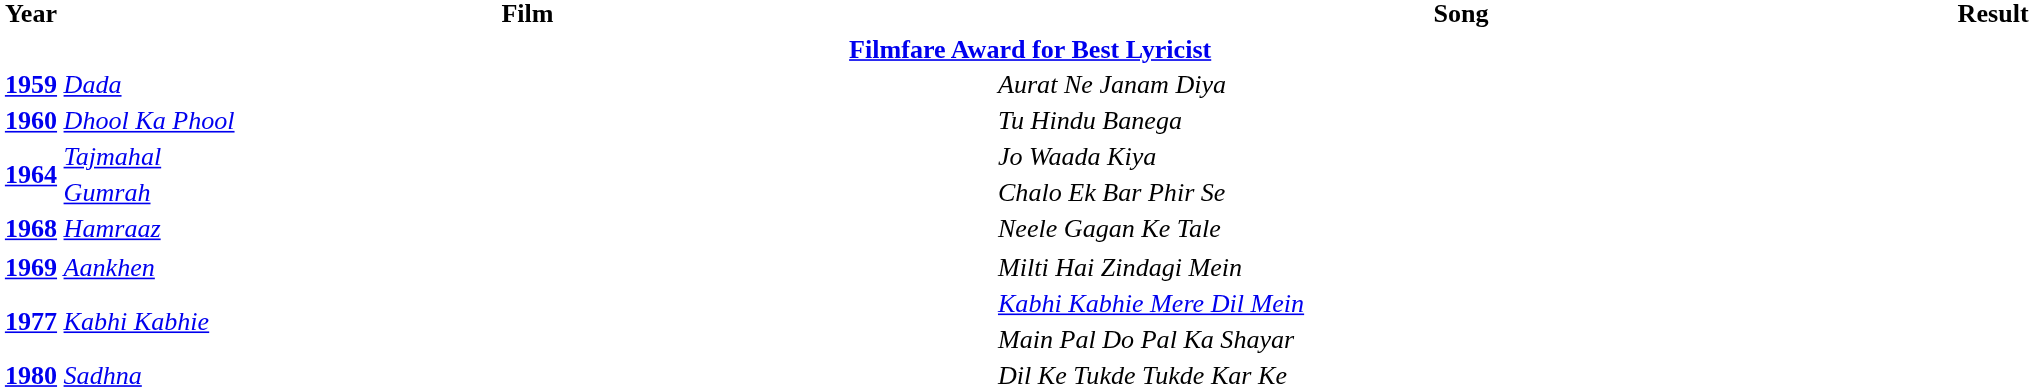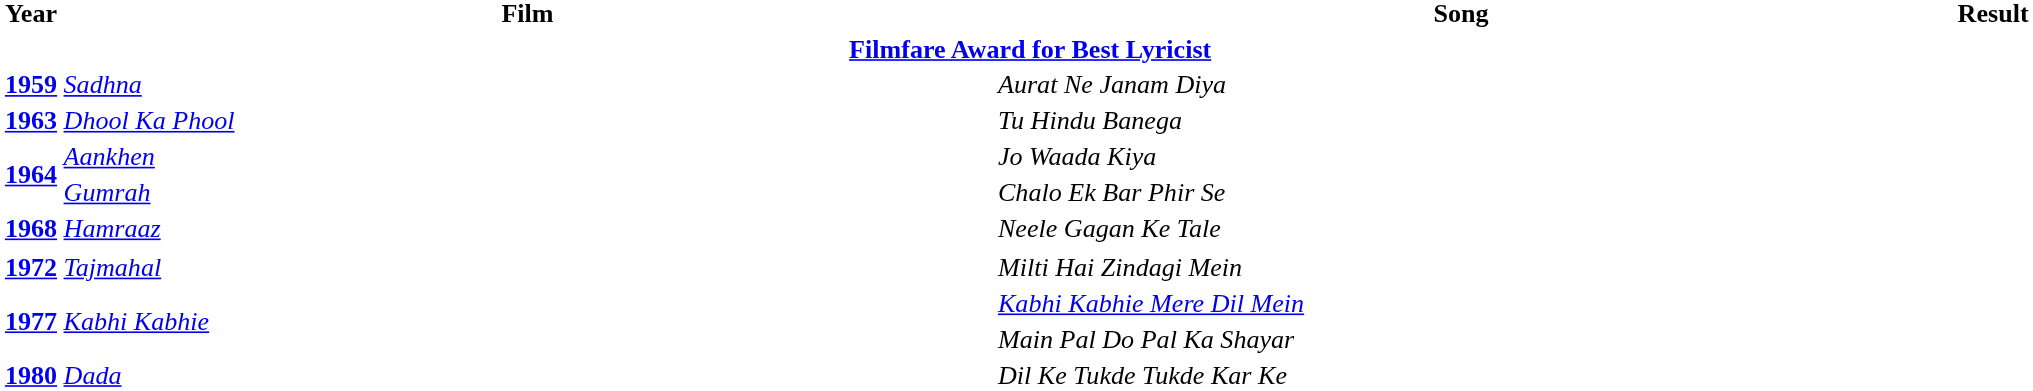(93, 84) Dada -> (103, 84) Sadhna
(31, 120) 1960 -> (31, 120) 1963
(112, 156) Tajmahal -> (109, 156) Aankhen
(31, 267) 1969 -> (31, 267) 1972
(109, 267) Aankhen -> (112, 267) Tajmahal
(103, 375) Sadhna -> (93, 375) Dada
